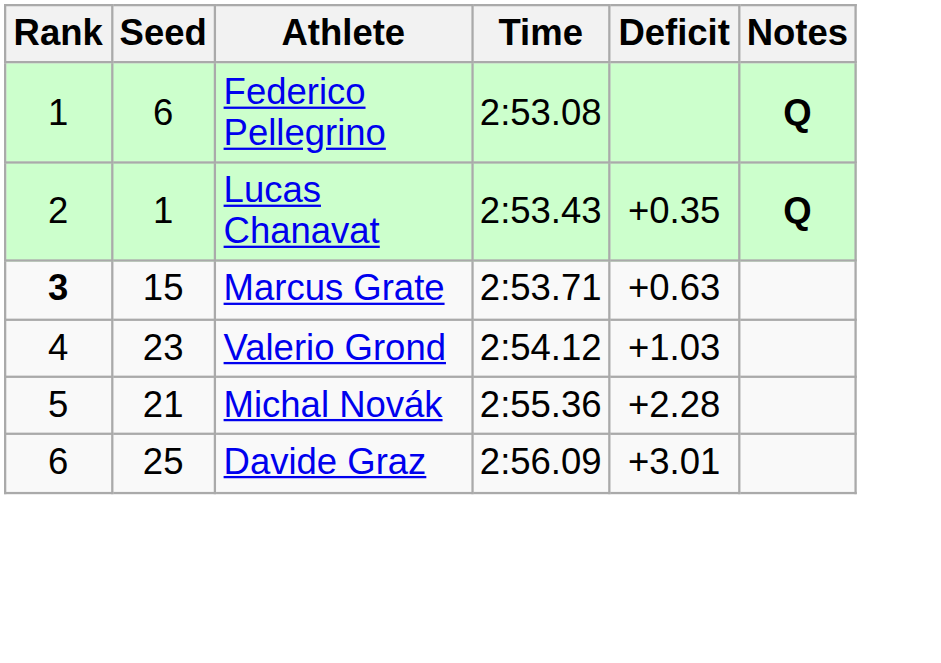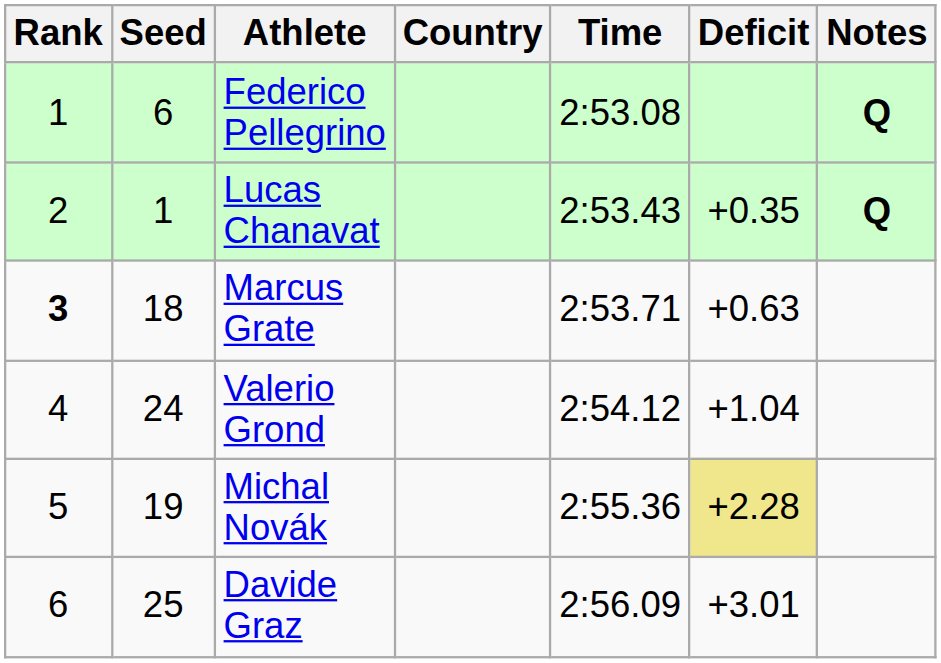+ column: (473, 33)
(163, 289) 15 -> (163, 309) 18
(163, 346) 23 -> (163, 408) 24
(674, 346) +1.03 -> (754, 408) +1.04
(163, 404) 21 -> (163, 507) 19
(674, 404) no background -> (754, 507) khaki background
